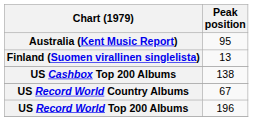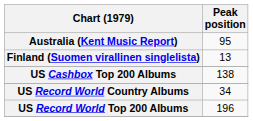(225, 91) 67 -> (225, 91) 34
